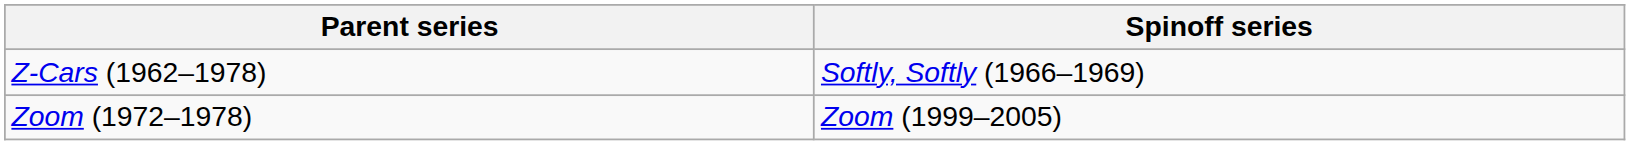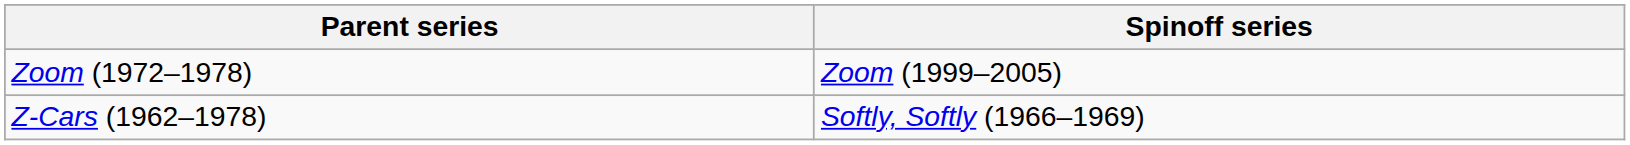rows swapped: (139, 71) <-> (132, 116)
